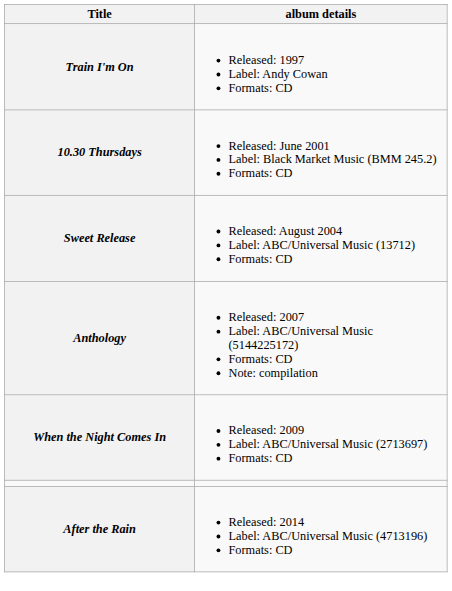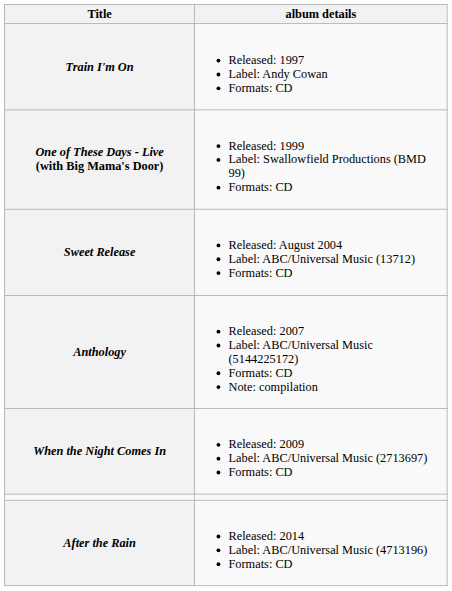+ row: (100, 159)
- row: (100, 152)
